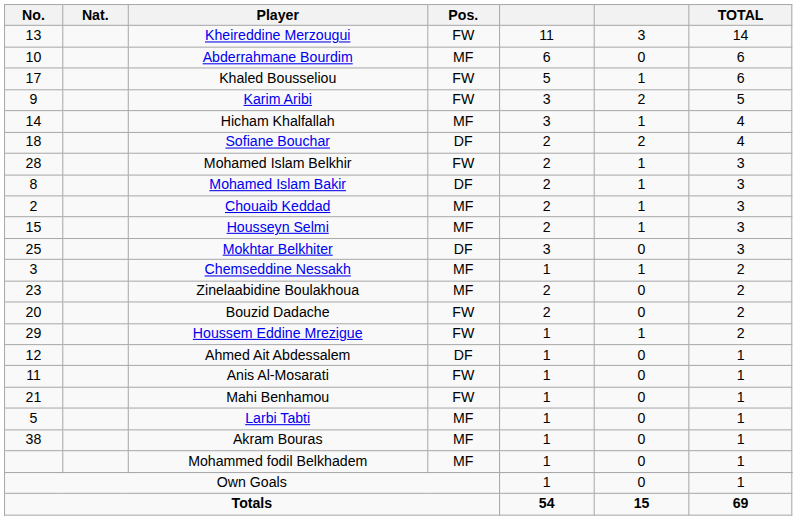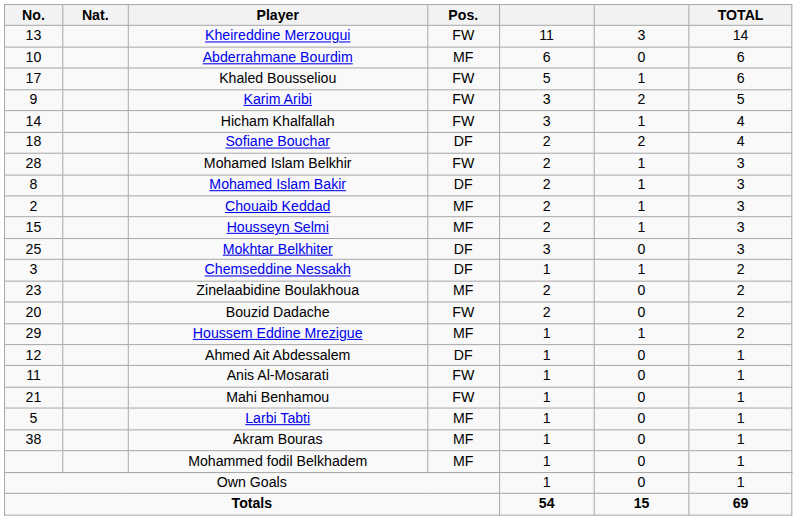(463, 120) MF -> (463, 120) FW
(463, 269) MF -> (463, 269) DF
(463, 333) FW -> (463, 333) MF
